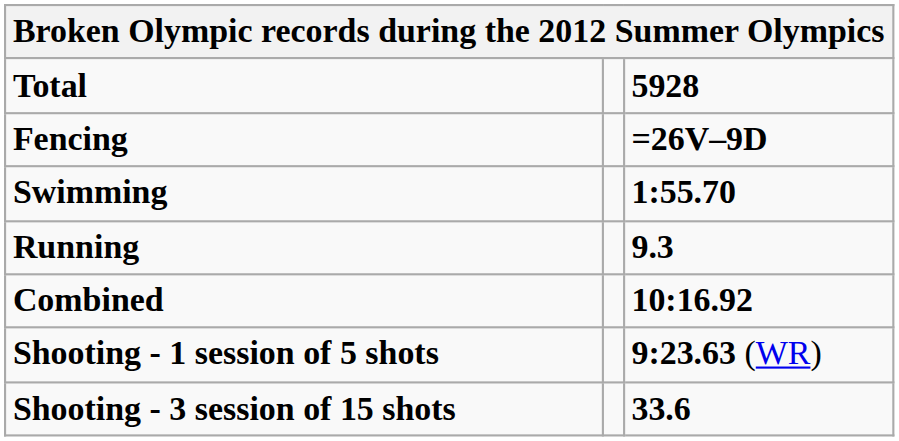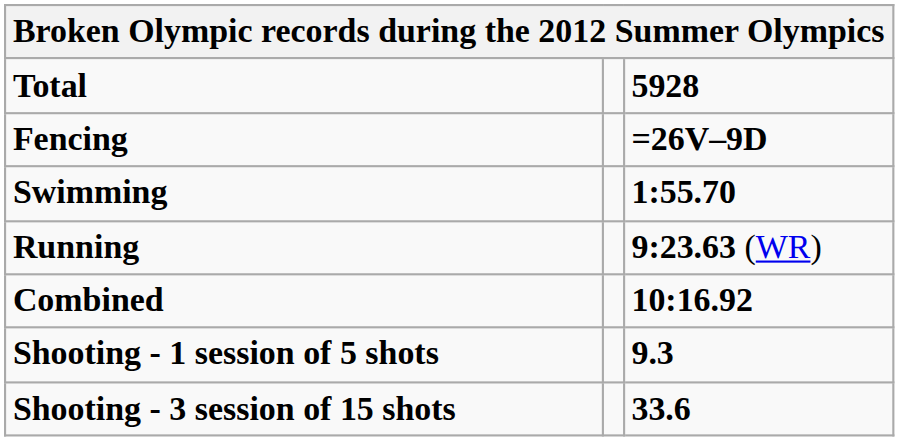(653, 246) 9.3 -> (727, 246) 9:23.63 (WR)
(727, 354) 9:23.63 (WR) -> (653, 354) 9.3
